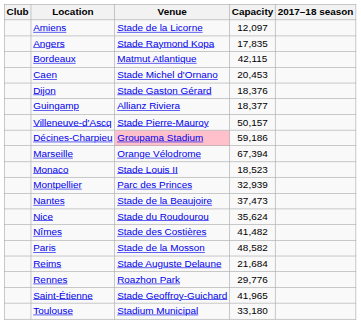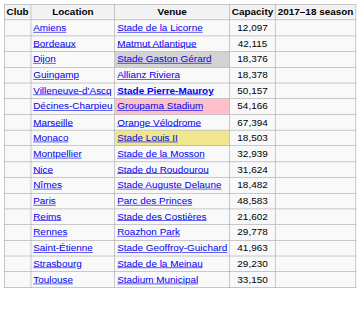- row: (49, 43)
- row: (45, 75)
(164, 91) no background -> (164, 59) lightgrey background
(253, 106) 18,377 -> (253, 75) 18,378
(163, 122) normal -> (165, 91) bold
(253, 138) 59,186 -> (253, 106) 54,166
(148, 169) no background -> (148, 138) khaki background
(253, 169) 18,523 -> (253, 138) 18,503
(155, 185) Parc des Princes -> (161, 153) Stade de la Mosson
- row: (49, 201)
(253, 216) 35,624 -> (253, 169) 31,624
(162, 232) Stade des Costières -> (169, 185) Stade Auguste Delaune
(253, 232) 41,482 -> (253, 185) 18,482
(161, 248) Stade de la Mosson -> (155, 201) Parc des Princes
(253, 248) 48,582 -> (253, 201) 48,583
(169, 264) Stade Auguste Delaune -> (162, 216) Stade des Costières
(253, 264) 21,684 -> (253, 216) 21,602
(253, 279) 29,776 -> (253, 232) 29,778
(253, 295) 41,965 -> (253, 248) 41,963
+ row: (57, 264)
(253, 311) 33,180 -> (253, 279) 33,150
